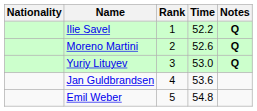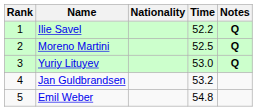columns swapped: (172, 13) <-> (34, 13)
(203, 47) 52.6 -> (203, 47) 52.5
(203, 81) 53.6 -> (203, 81) 53.2
